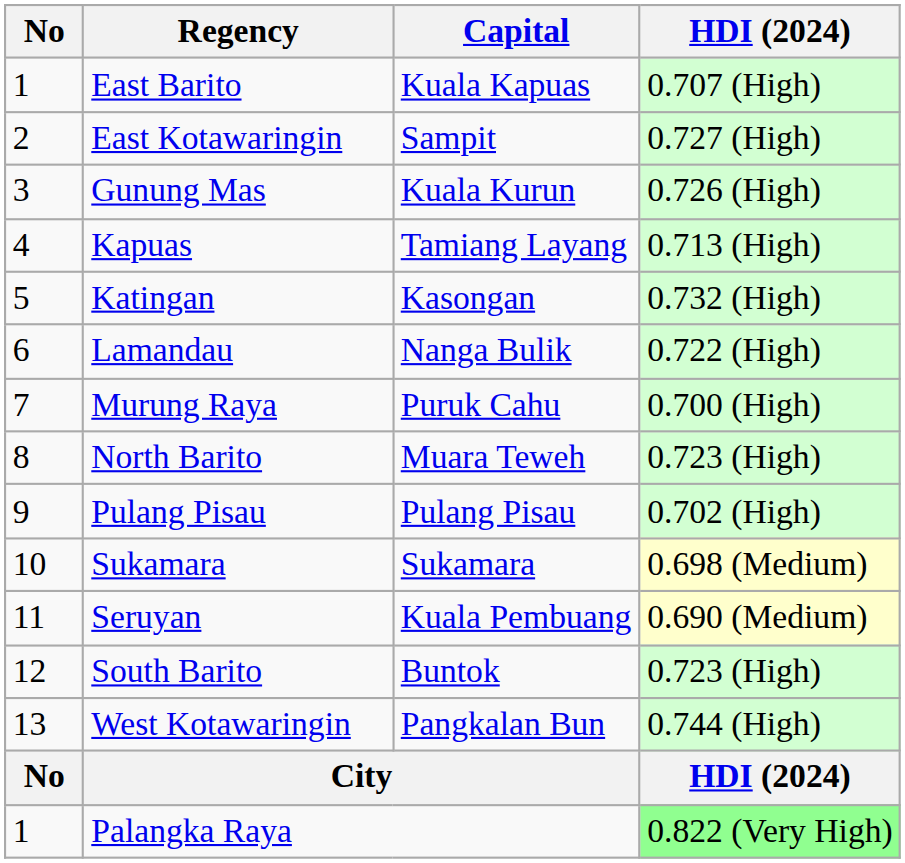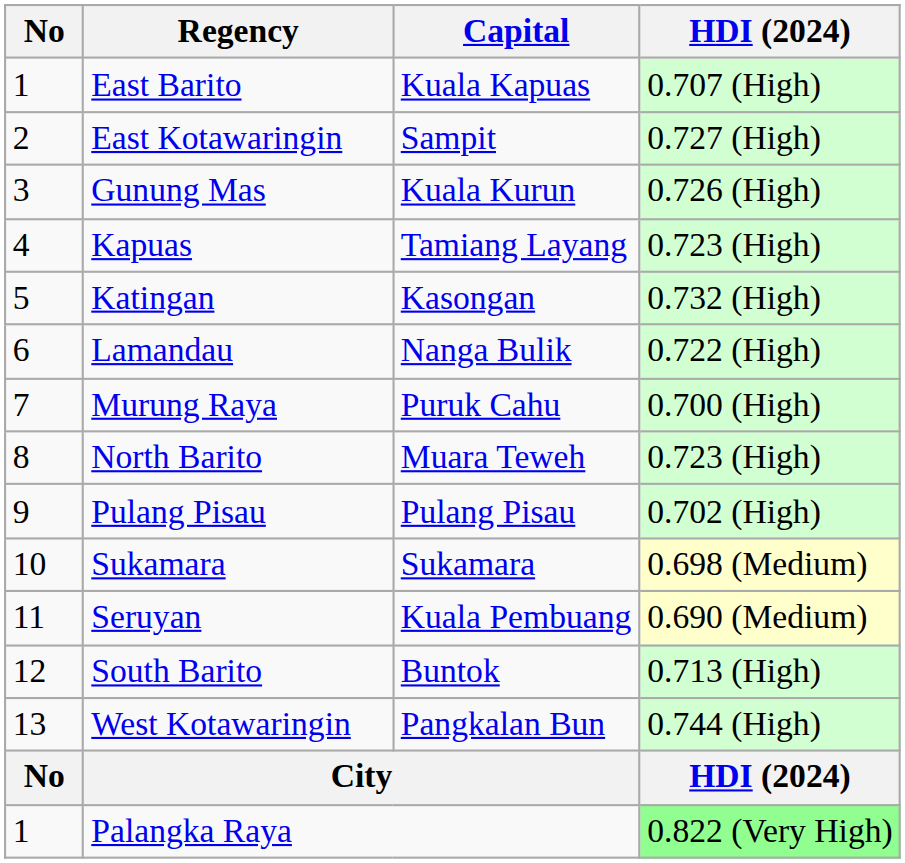(734, 244) 0.713 (High) -> (734, 244) 0.723 (High)
(734, 670) 0.723 (High) -> (734, 670) 0.713 (High)
